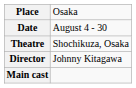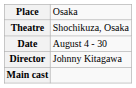rows swapped: (27, 28) <-> (27, 43)
